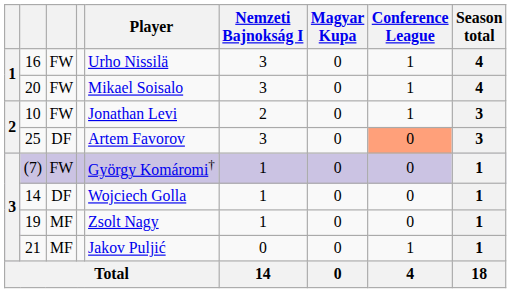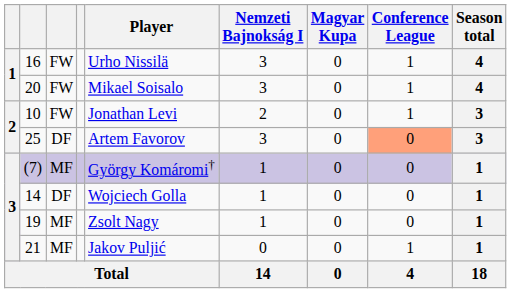(61, 167) FW -> (61, 167) MF
